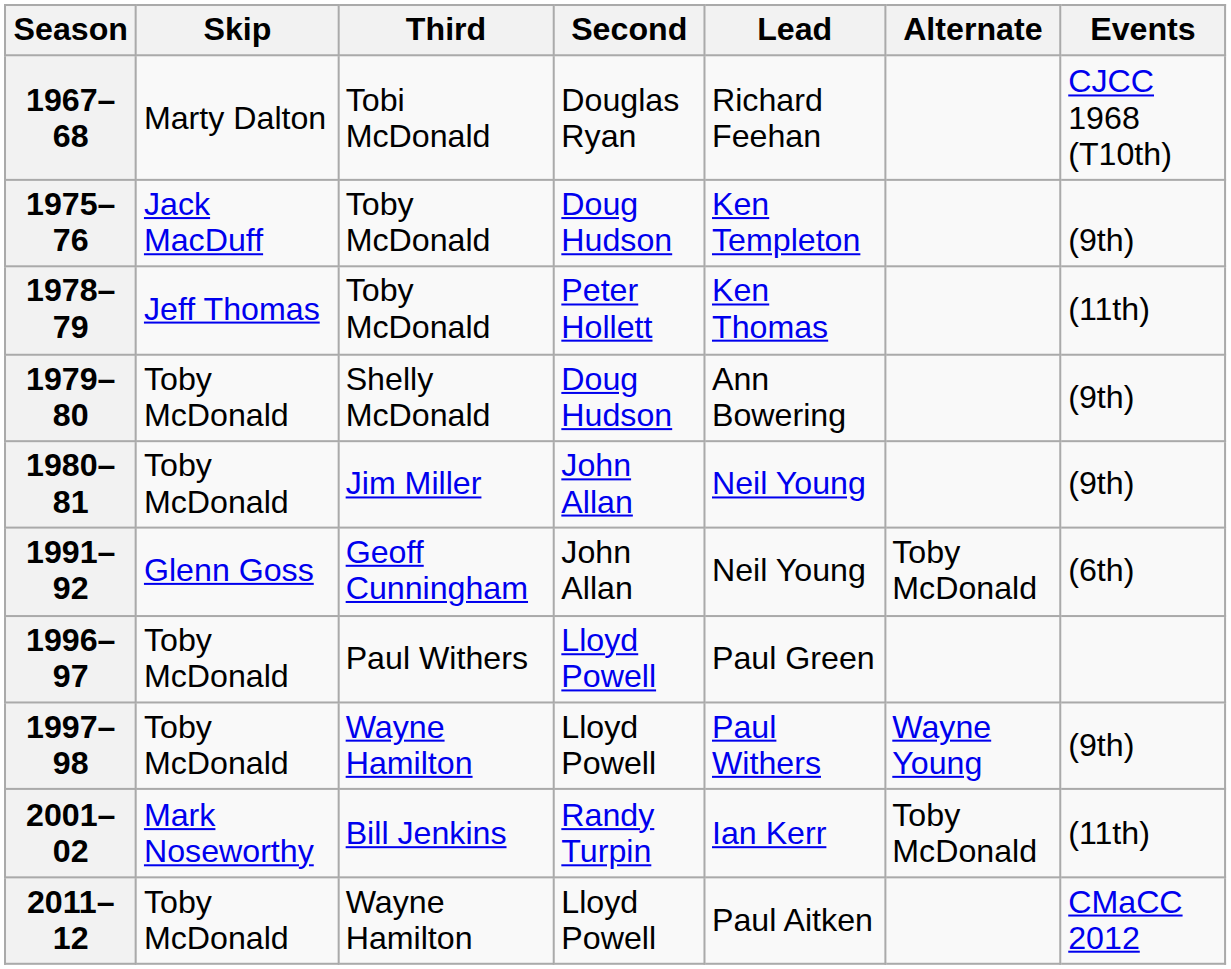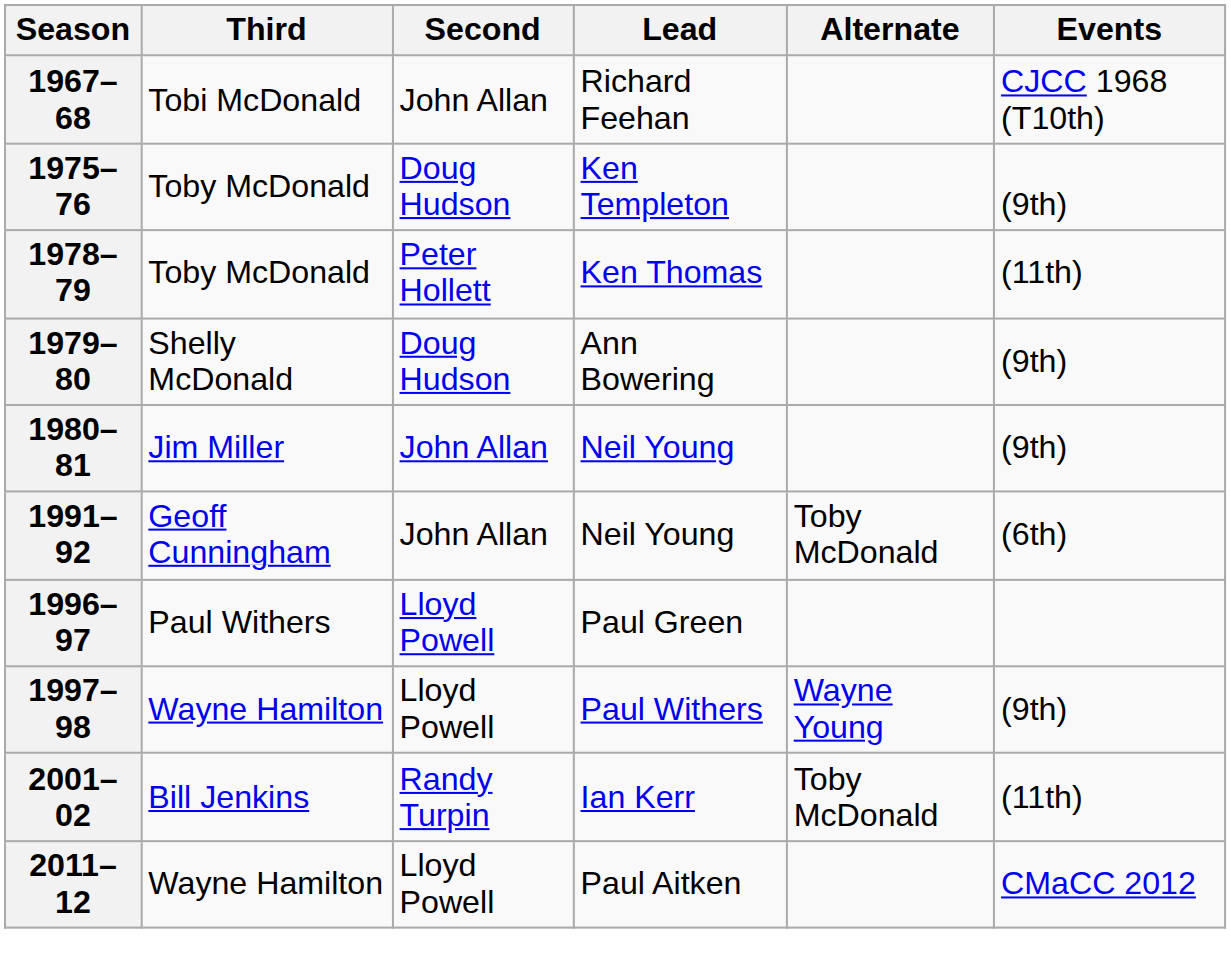- column: (237, 30)
(620, 117) Douglas Ryan -> (474, 99) John Allan
